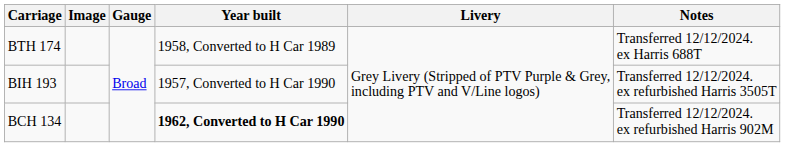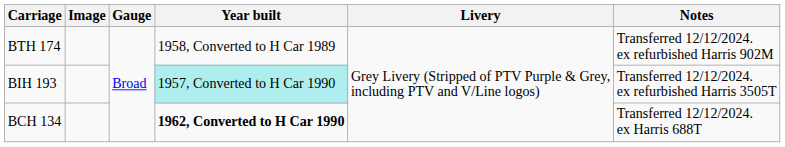(685, 45) Transferred 12/12/2024. ex Harris 688T -> (695, 45) Transferred 12/12/2024. ex refurbished Harris 902M
(247, 84) no background -> (247, 84) paleturquoise background
(695, 122) Transferred 12/12/2024. ex refurbished Harris 902M -> (685, 122) Transferred 12/12/2024. ex Harris 688T
